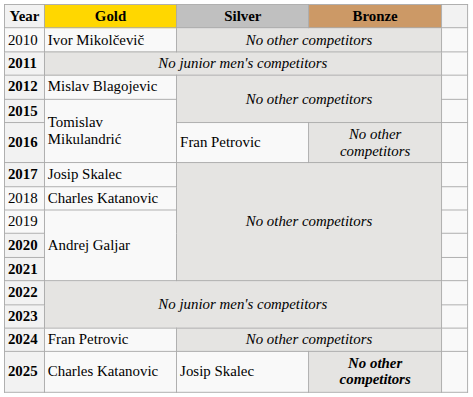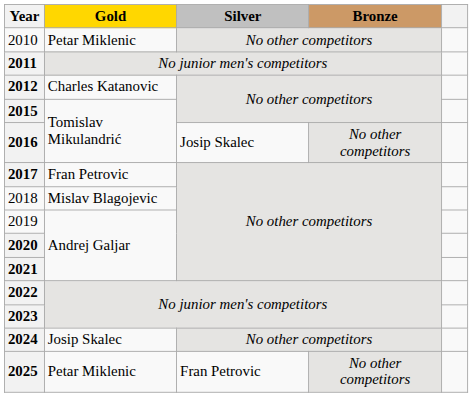(96, 39) Ivor Mikolčevič -> (92, 39) Petar Miklenic
(103, 87) Mislav Blagojevic -> (103, 87) Charles Katanovic
(220, 142) Fran Petrovic -> (217, 142) Josip Skalec
(85, 174) Josip Skalec -> (88, 174) Fran Petrovic
(103, 198) Charles Katanovic -> (103, 198) Mislav Blagojevic
(88, 339) Fran Petrovic -> (85, 339) Josip Skalec
(103, 371) Charles Katanovic -> (92, 371) Petar Miklenic
(217, 371) Josip Skalec -> (220, 371) Fran Petrovic
(375, 371) bold -> (375, 371) normal
